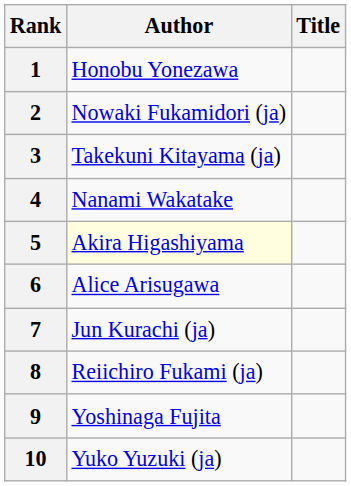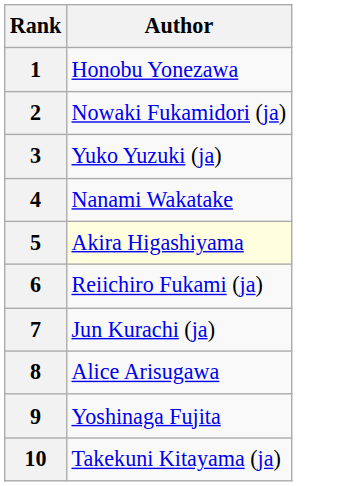- column: (318, 26)
(176, 156) Takekuni Kitayama (ja) -> (147, 156) Yuko Yuzuki (ja)
(145, 285) Alice Arisugawa -> (167, 285) Reiichiro Fukami (ja)
(167, 372) Reiichiro Fukami (ja) -> (145, 372) Alice Arisugawa
(147, 459) Yuko Yuzuki (ja) -> (176, 459) Takekuni Kitayama (ja)
